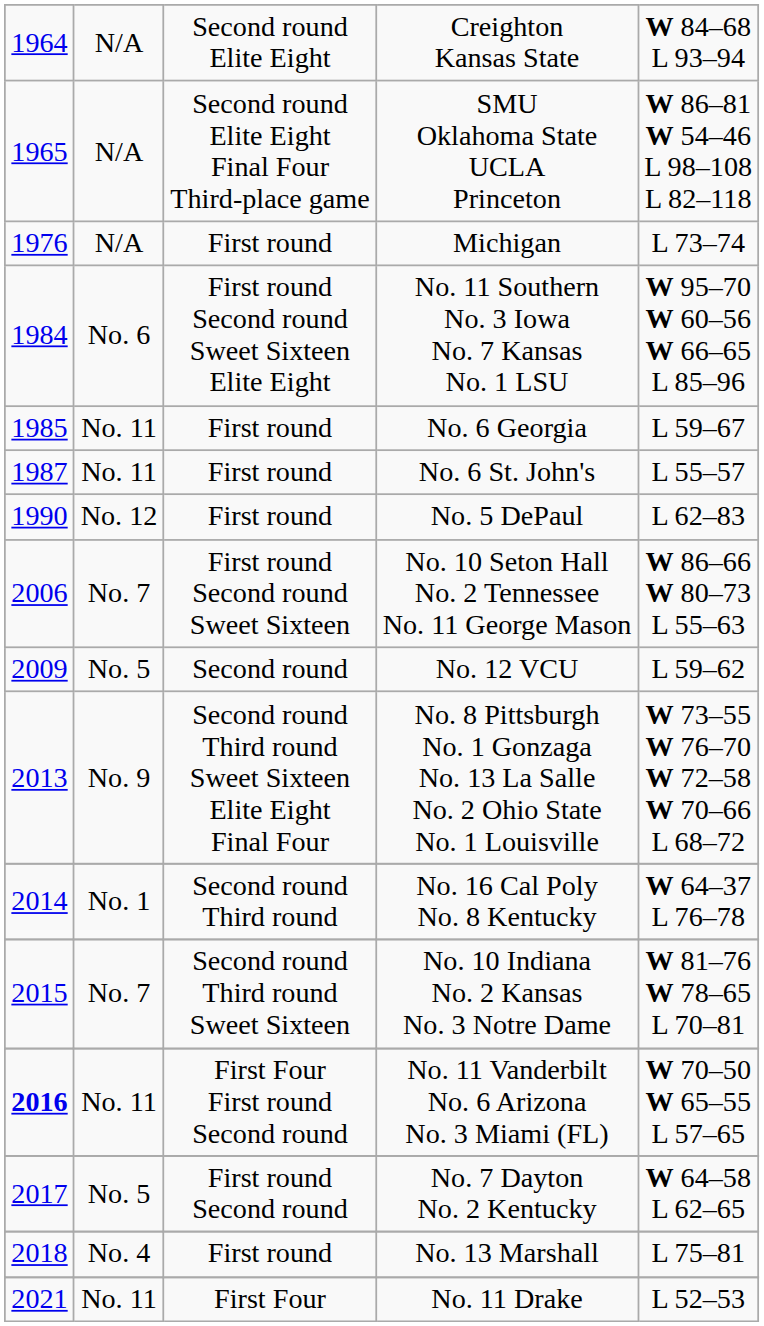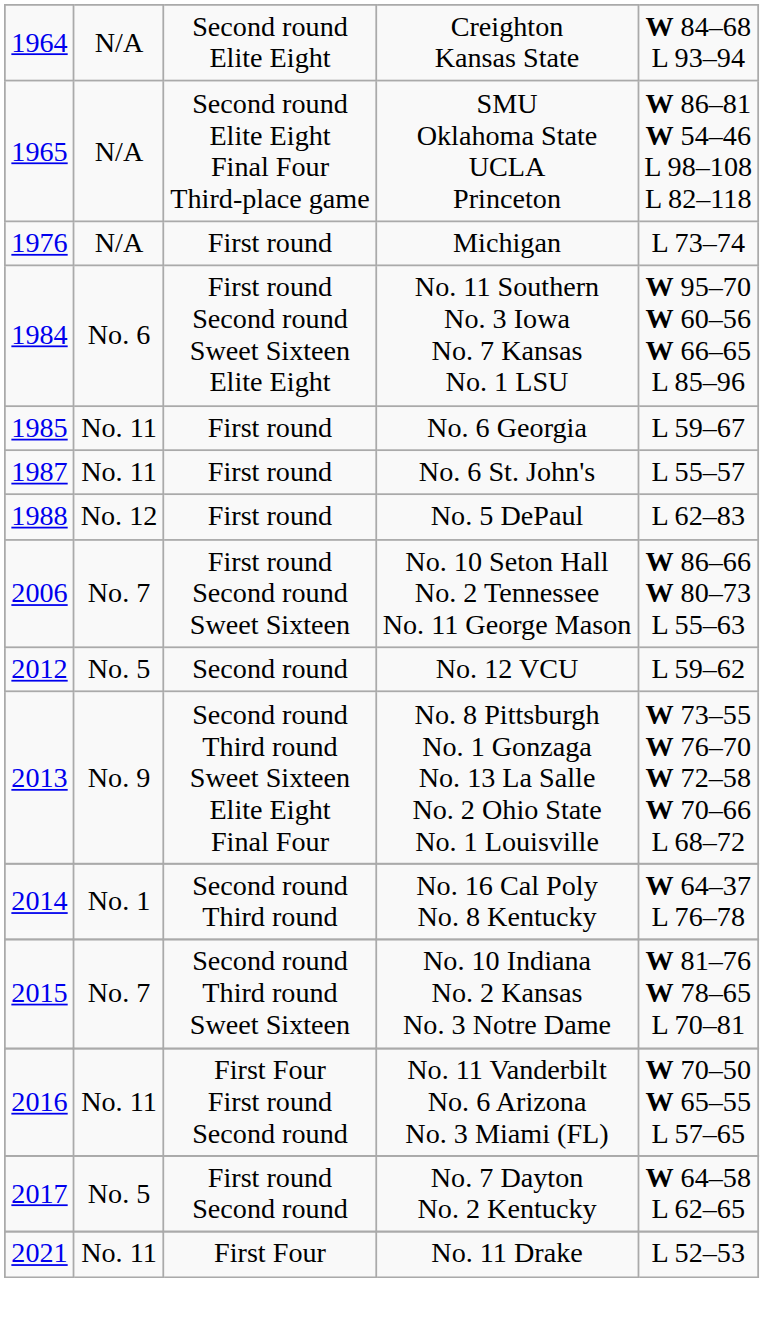(40, 516) 1990 -> (40, 516) 1988
(40, 669) 2009 -> (40, 669) 2012
(40, 1101) bold -> (40, 1101) normal
- row: (507, 1253)
